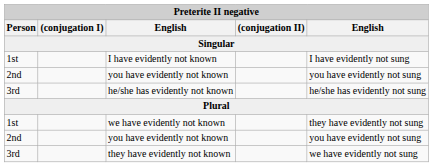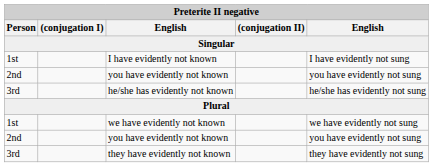(366, 122) they have evidently not sung -> (364, 122) we have evidently not sung
(364, 153) we have evidently not sung -> (366, 153) they have evidently not sung
